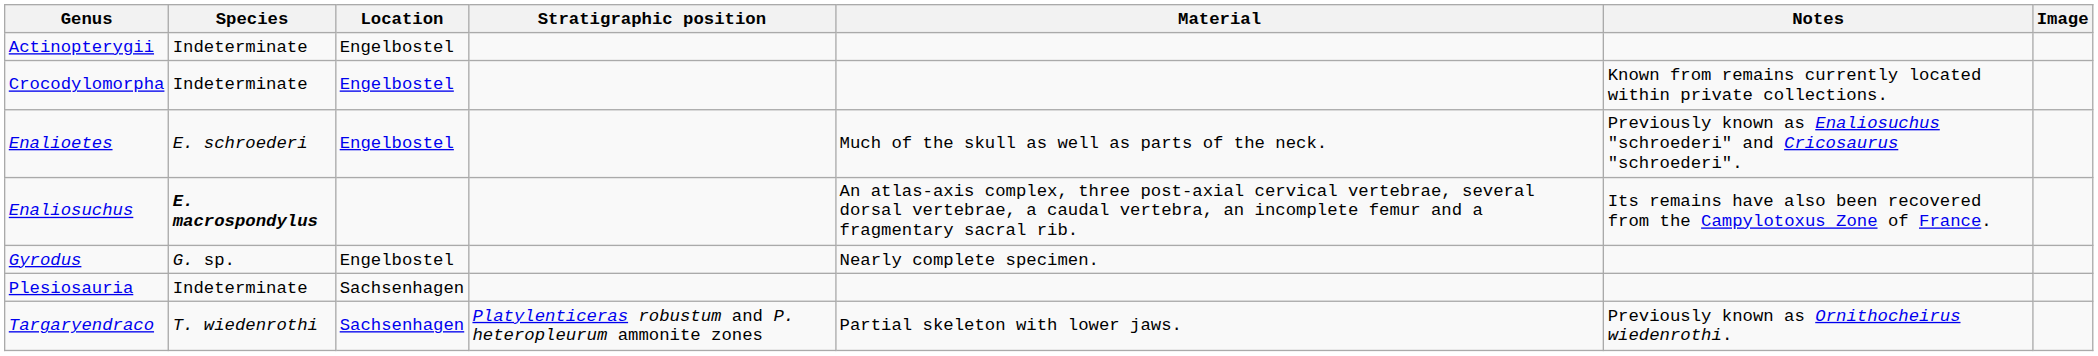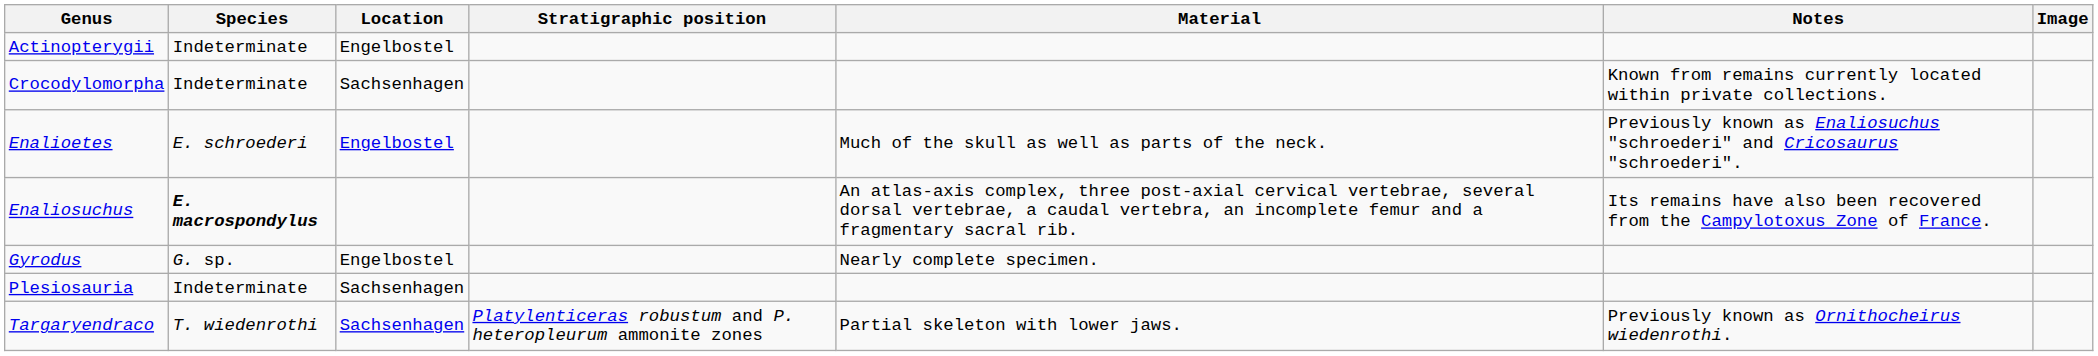(397, 85) Engelbostel -> (402, 85) Sachsenhagen
